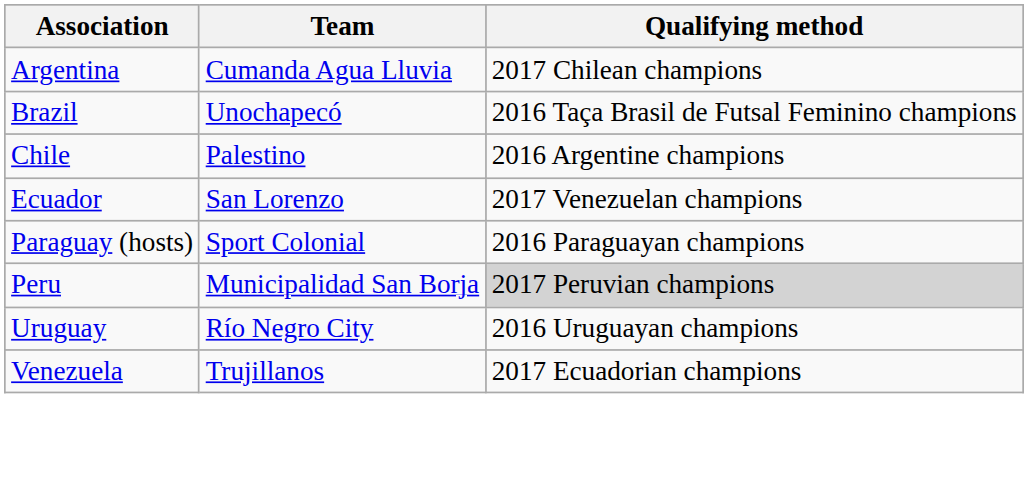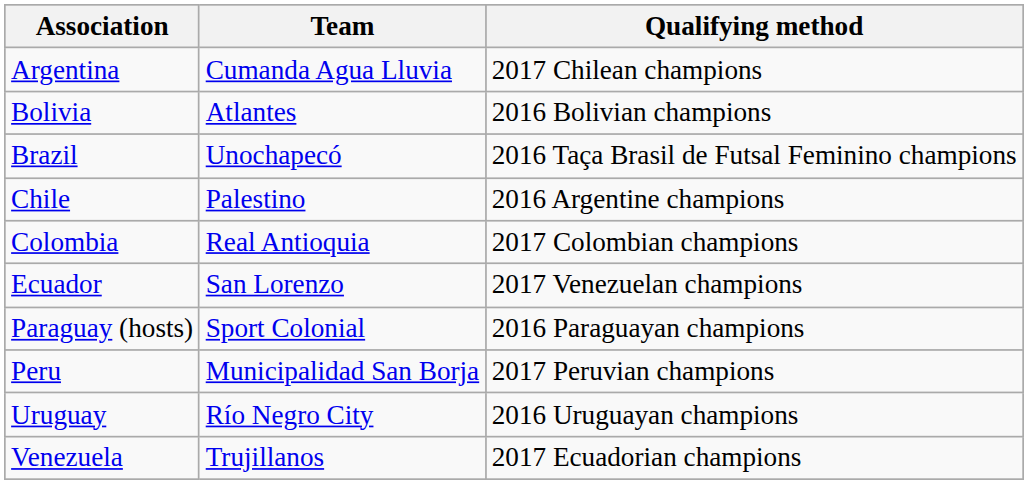+ row: (51, 112)
+ row: (65, 241)
(633, 284) lightgrey background -> (633, 371) no background
